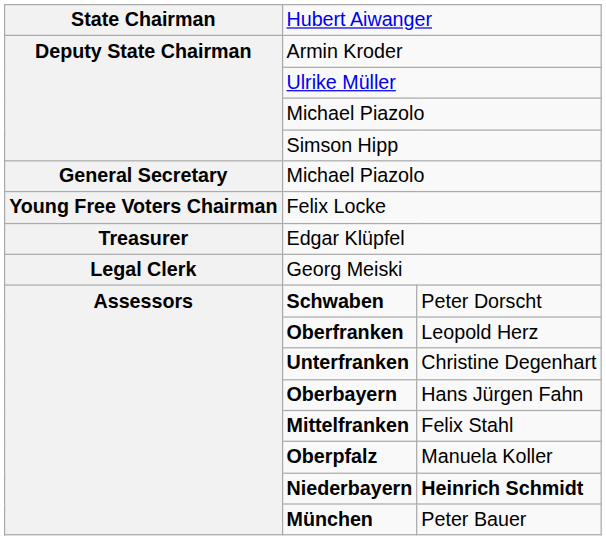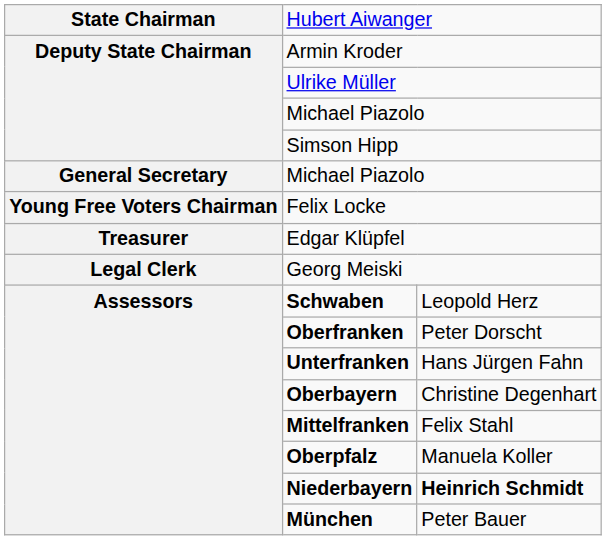(482, 301) Peter Dorscht -> (480, 301) Leopold Herz
(480, 332) Leopold Herz -> (482, 332) Peter Dorscht
(509, 363) Christine Degenhart -> (502, 363) Hans Jürgen Fahn
(502, 394) Hans Jürgen Fahn -> (509, 394) Christine Degenhart
